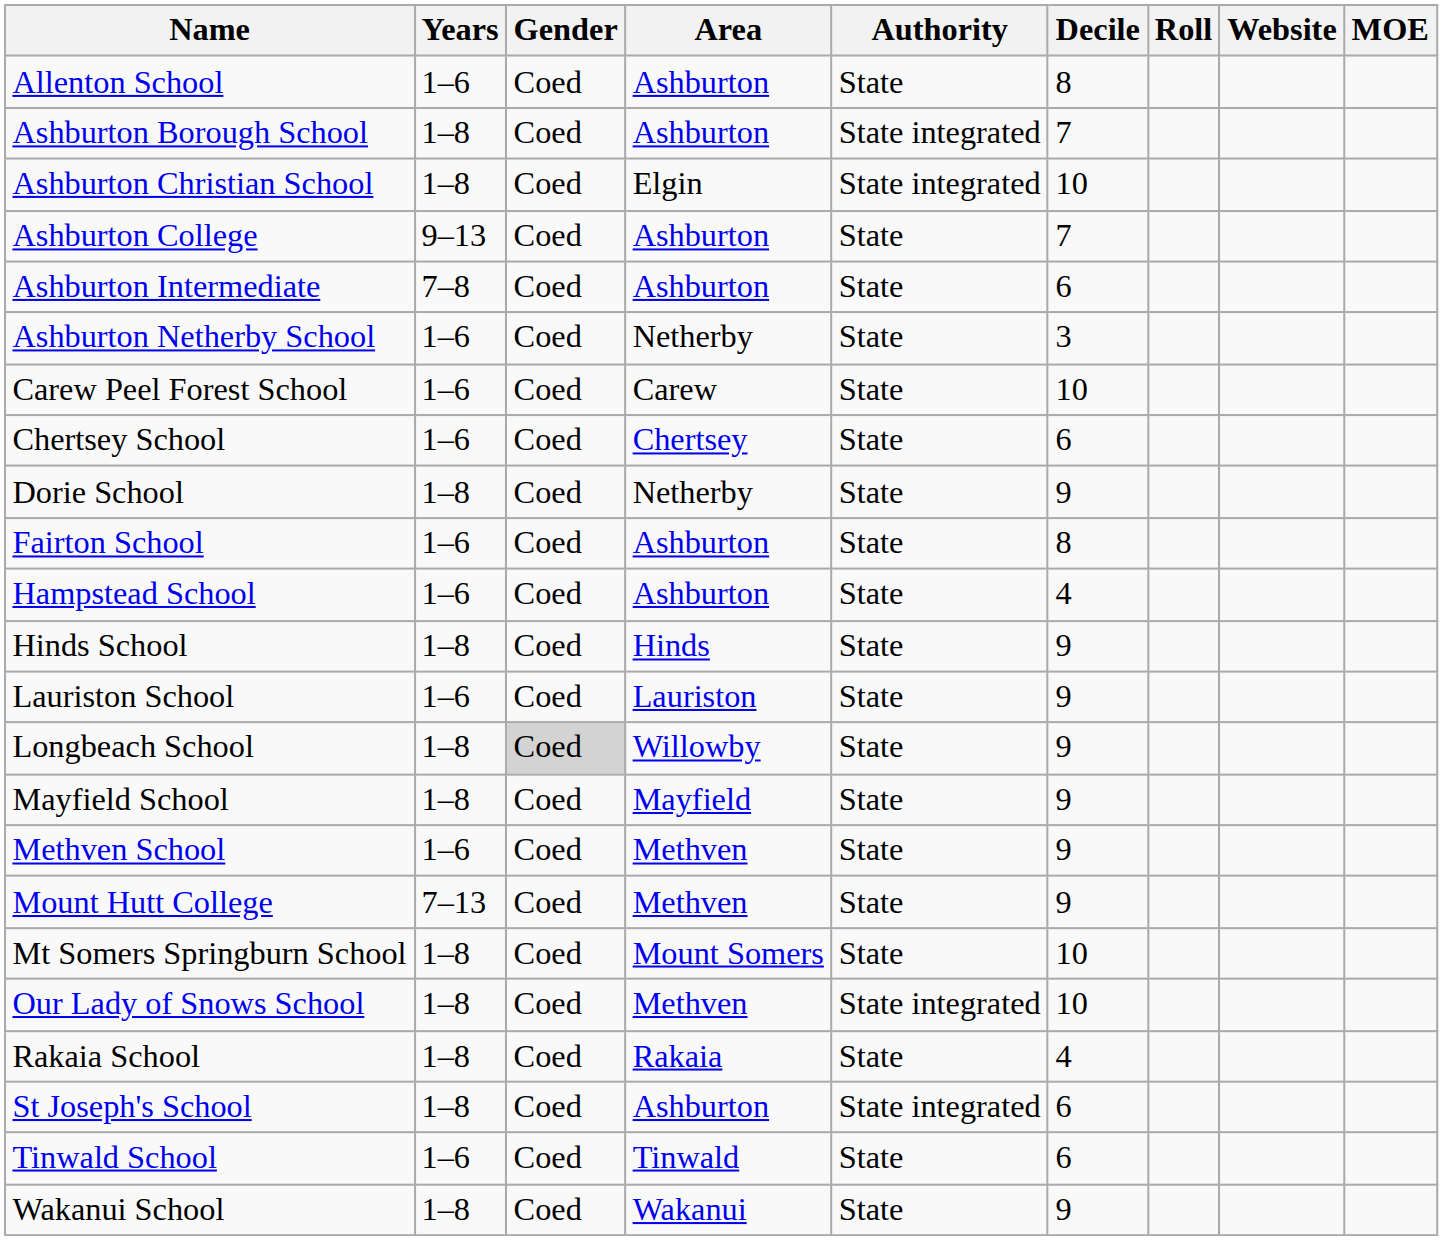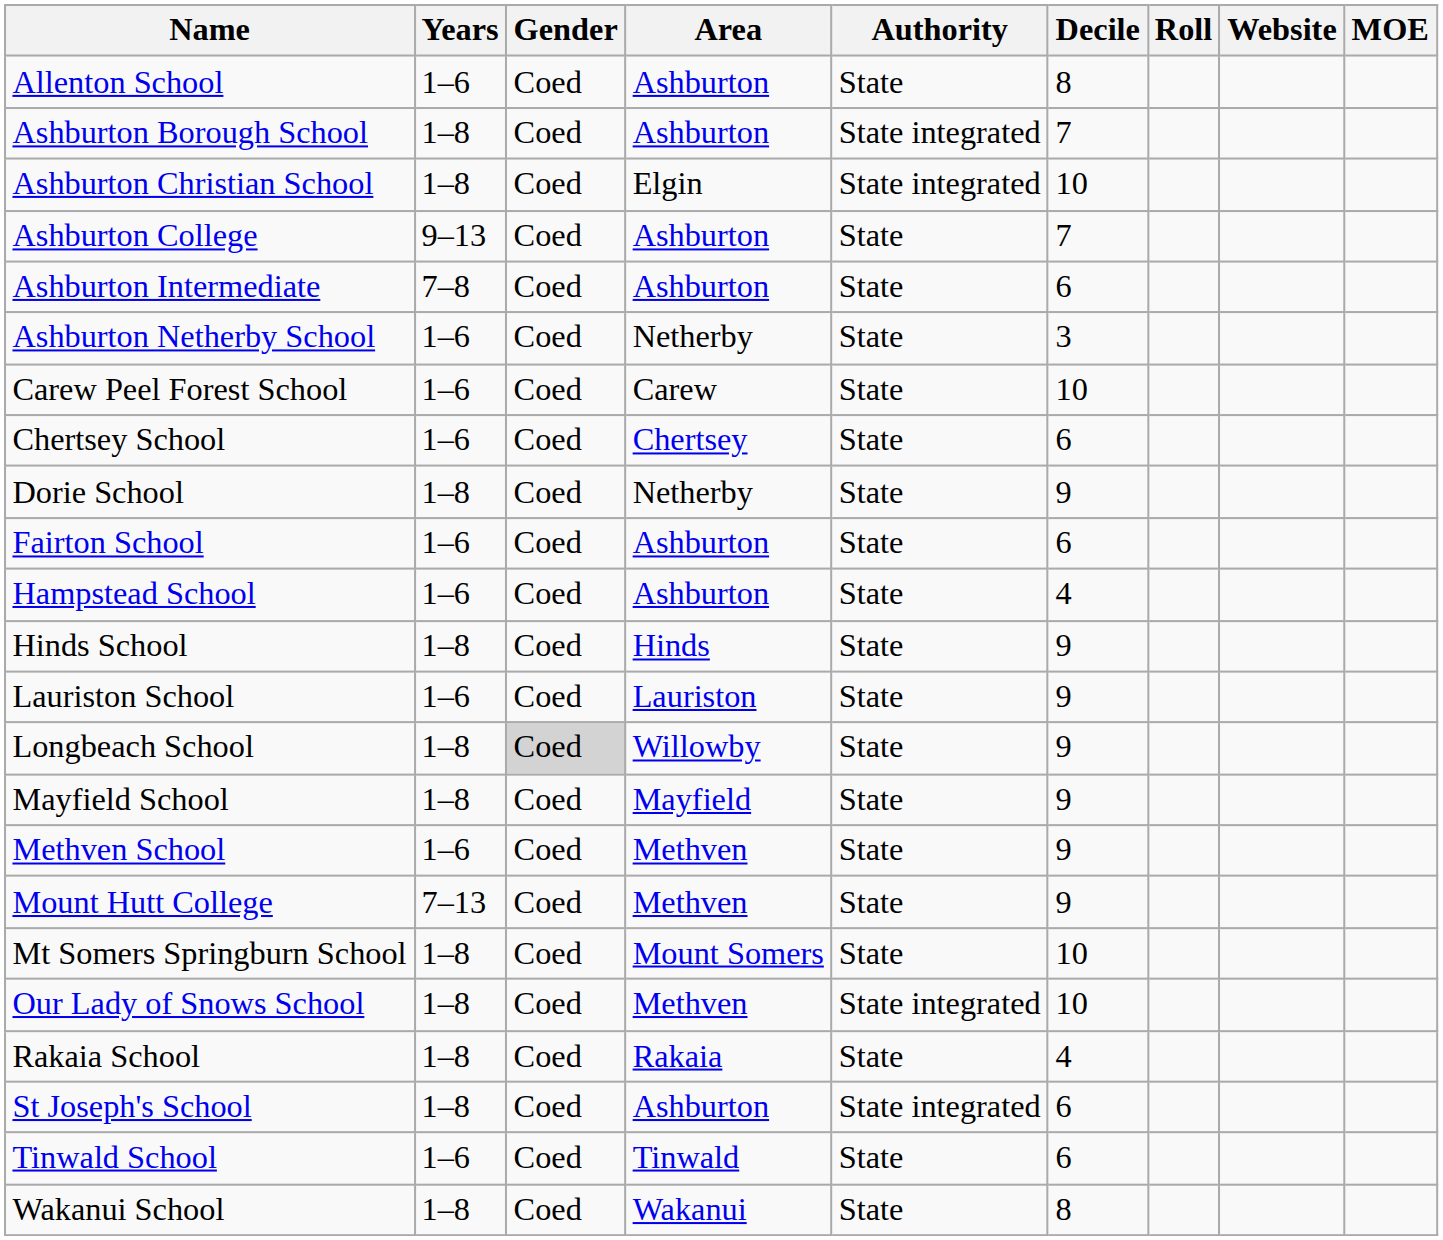(1064, 542) 8 -> (1064, 542) 6
(1064, 1209) 9 -> (1064, 1209) 8
